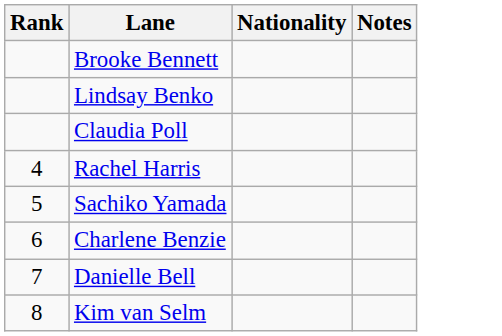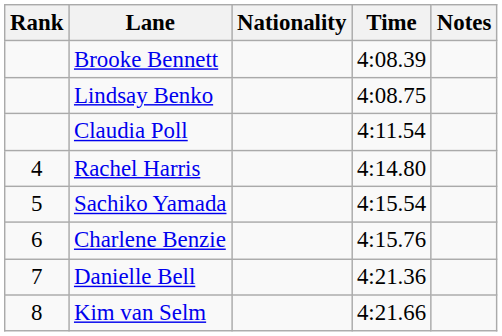+ column: (392, 22)
